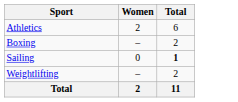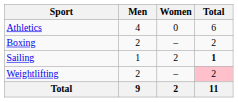+ column: (138, 12)
(138, 27) 2 -> (176, 27) 0
(138, 58) 0 -> (176, 58) 2
(176, 74) no background -> (214, 74) pink background
